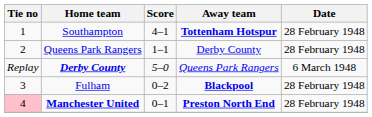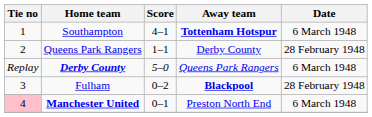(324, 31) 28 February 1948 -> (324, 31) 6 March 1948
(229, 103) bold -> (229, 103) normal
(324, 103) 28 February 1948 -> (324, 103) 6 March 1948
